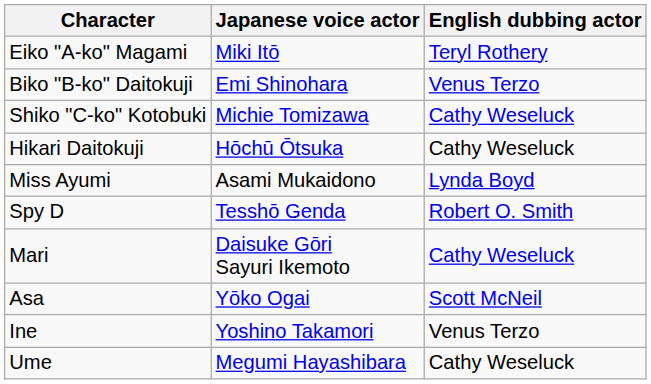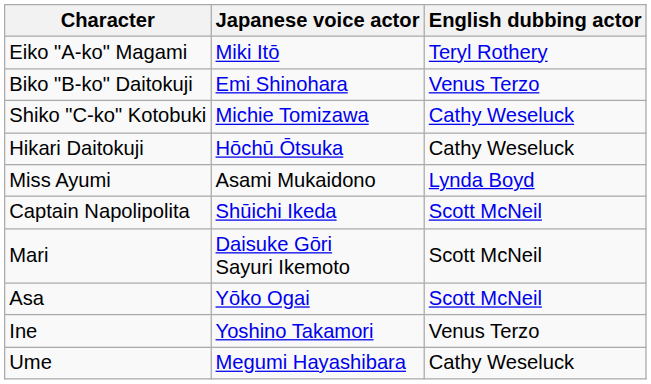+ row: (99, 212)
- row: (37, 212)
(501, 255) Cathy Weseluck -> (485, 255) Scott McNeil
